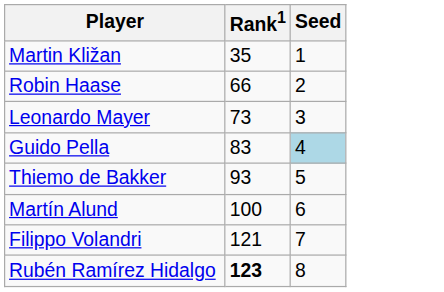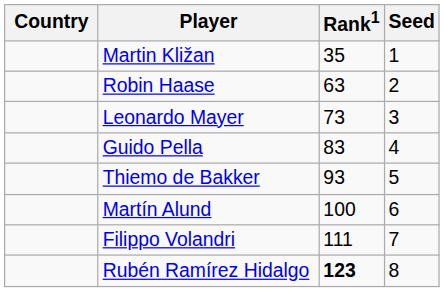+ column: (51, 22)
(241, 86) 66 -> (334, 86) 63
(300, 147) lightblue background -> (394, 147) no background
(246, 240) 121 -> (338, 240) 111
